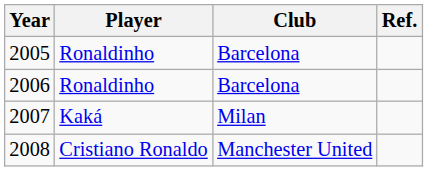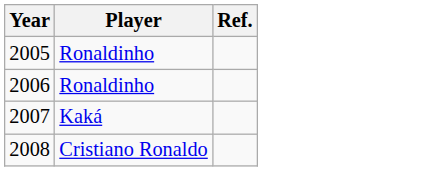- column: (295, 20)
